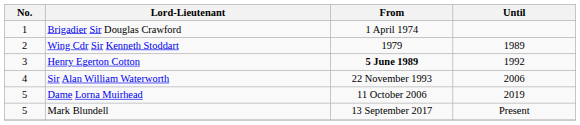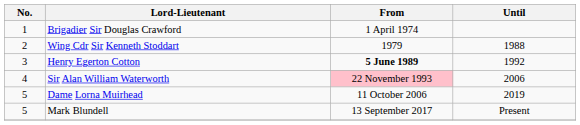(514, 45) 1989 -> (514, 45) 1988
(392, 78) no background -> (392, 78) pink background
